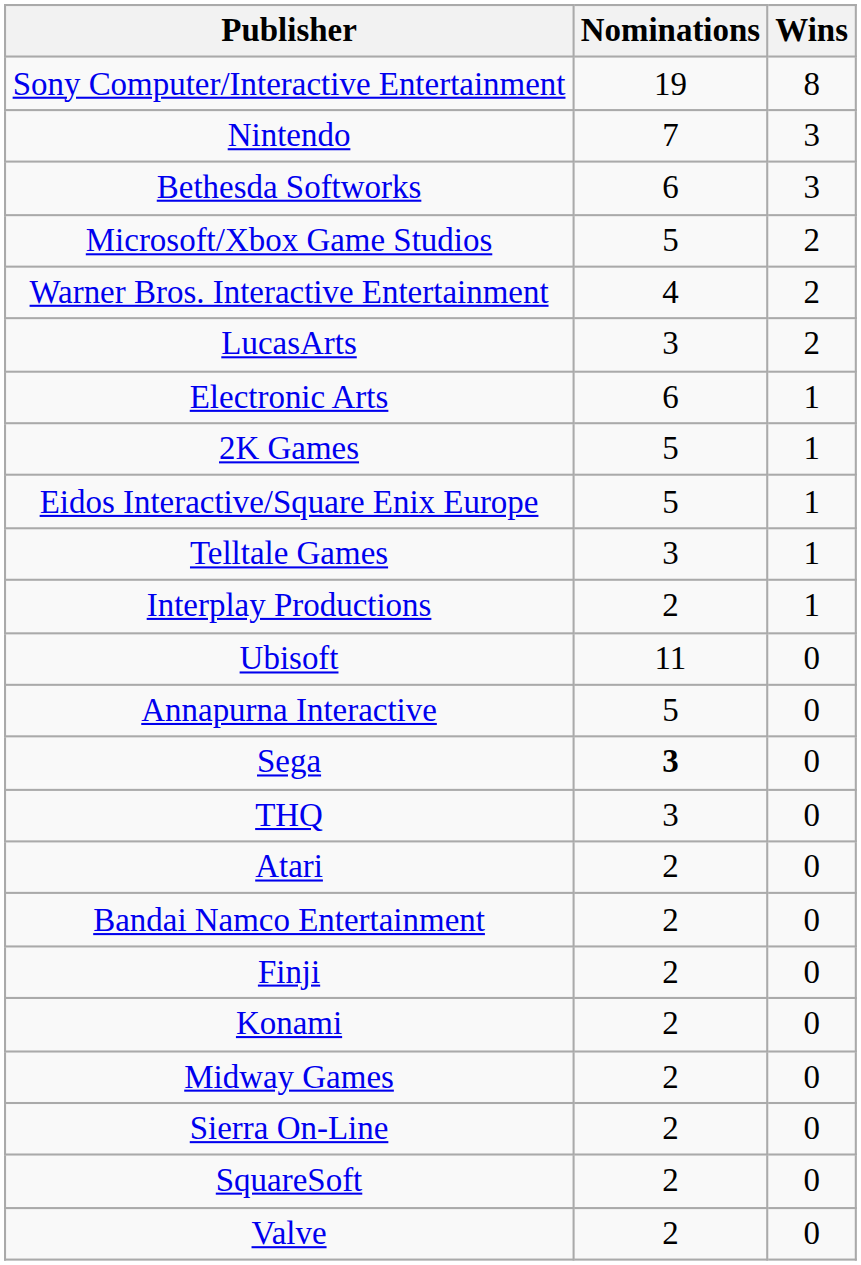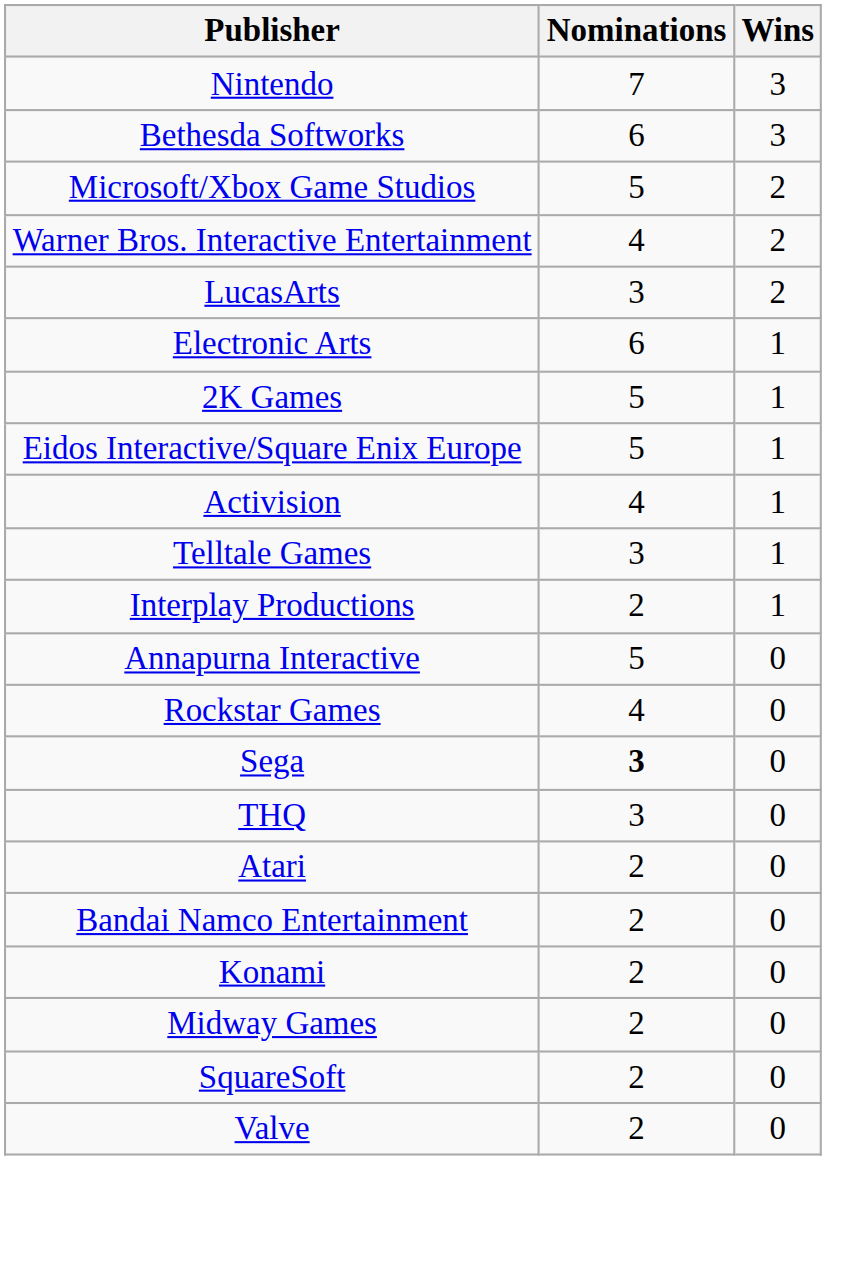- row: (289, 82)
+ row: (272, 501)
- row: (289, 657)
+ row: (272, 710)
- row: (289, 971)
- row: (289, 1128)
